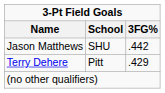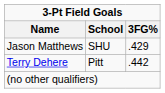(138, 46) .442 -> (138, 46) .429
(138, 63) .429 -> (138, 63) .442
